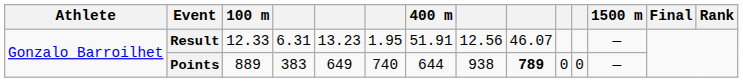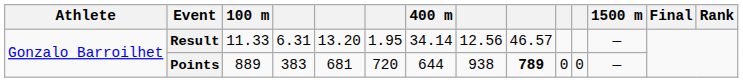(248, 41) 12.33 -> (248, 41) 11.33
(339, 41) 13.23 -> (339, 41) 13.20
(431, 41) 51.91 -> (431, 41) 34.14
(531, 41) 46.07 -> (531, 41) 46.57
(339, 65) 649 -> (339, 65) 681
(385, 65) 740 -> (385, 65) 720
